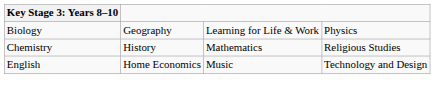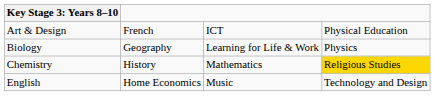+ row: (36, 30)
(362, 47) no background -> (362, 64) gold background
